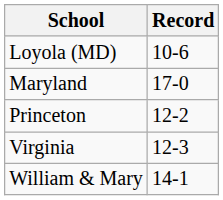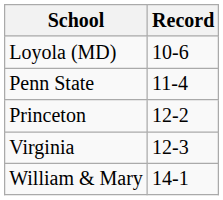- row: (48, 83)
+ row: (52, 83)
